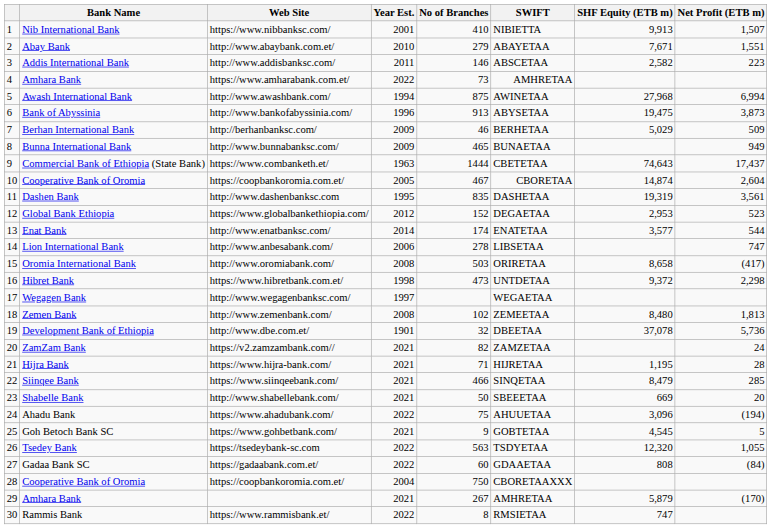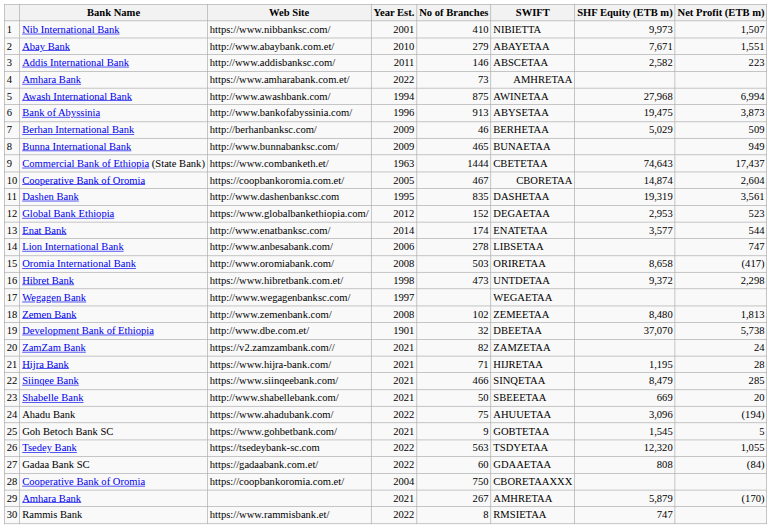(661, 29) 9,913 -> (661, 29) 9,973
(658, 331) 37,078 -> (658, 331) 37,070
(753, 331) 5,736 -> (753, 331) 5,738
(661, 431) 4,545 -> (661, 431) 1,545
